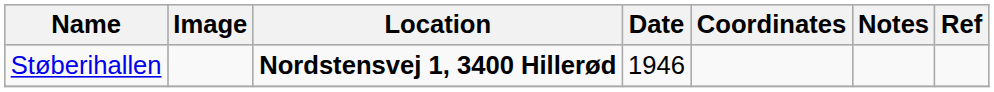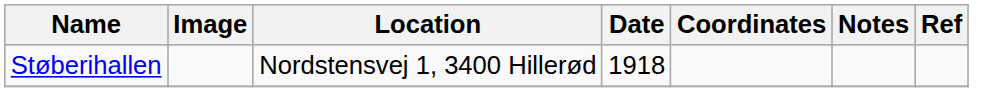(438, 65) bold -> (428, 65) normal
(657, 65) 1946 -> (637, 65) 1918
